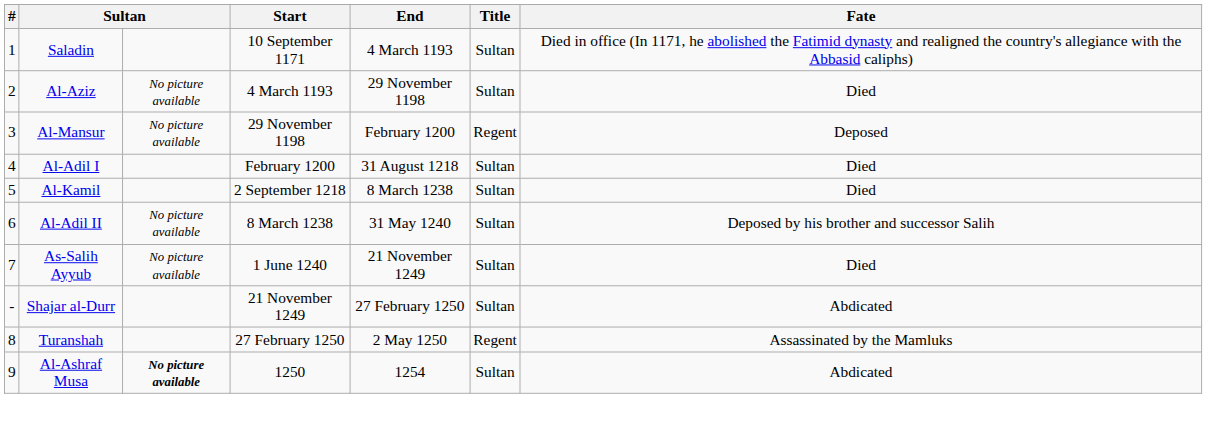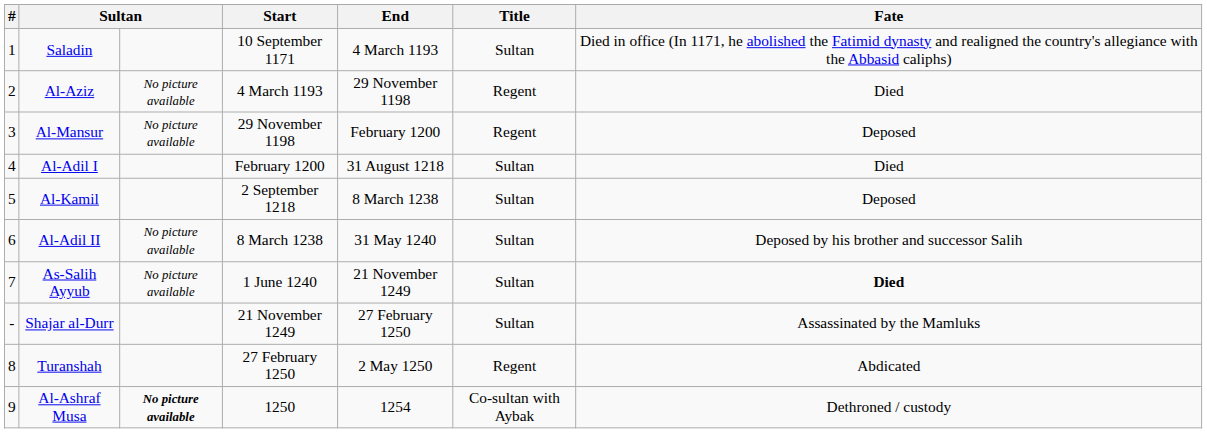(495, 91) Sultan -> (515, 91) Regent
(861, 190) Died -> (889, 198) Deposed
(861, 264) normal -> (889, 282) bold
(861, 306) Abdicated -> (889, 323) Assassinated by the Mamluks
(861, 339) Assassinated by the Mamluks -> (889, 365) Abdicated
(495, 372) Sultan -> (515, 407) Co-sultan with Aybak
(861, 372) Abdicated -> (889, 407) Dethroned / custody
